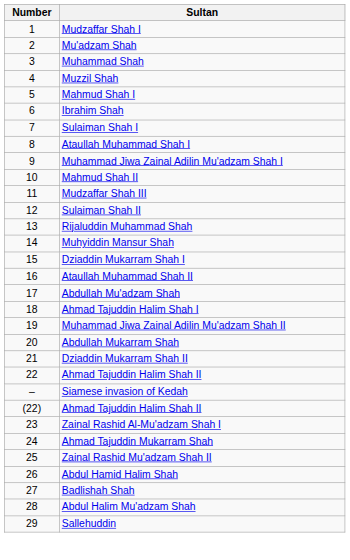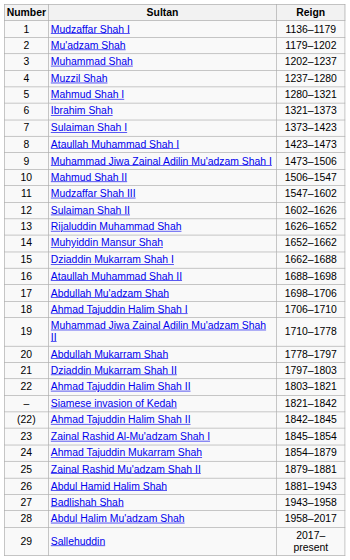+ column: (311, 12)
